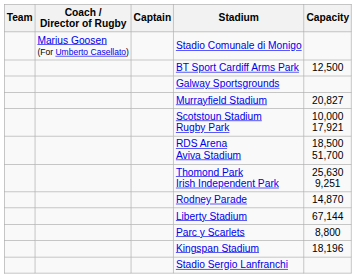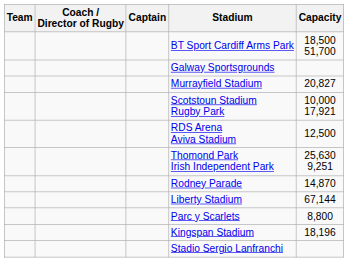- row: (239, 46)
(328, 68) 12,500 -> (320, 46) 18,500 51,700
(328, 150) 18,500 51,700 -> (320, 134) 12,500
